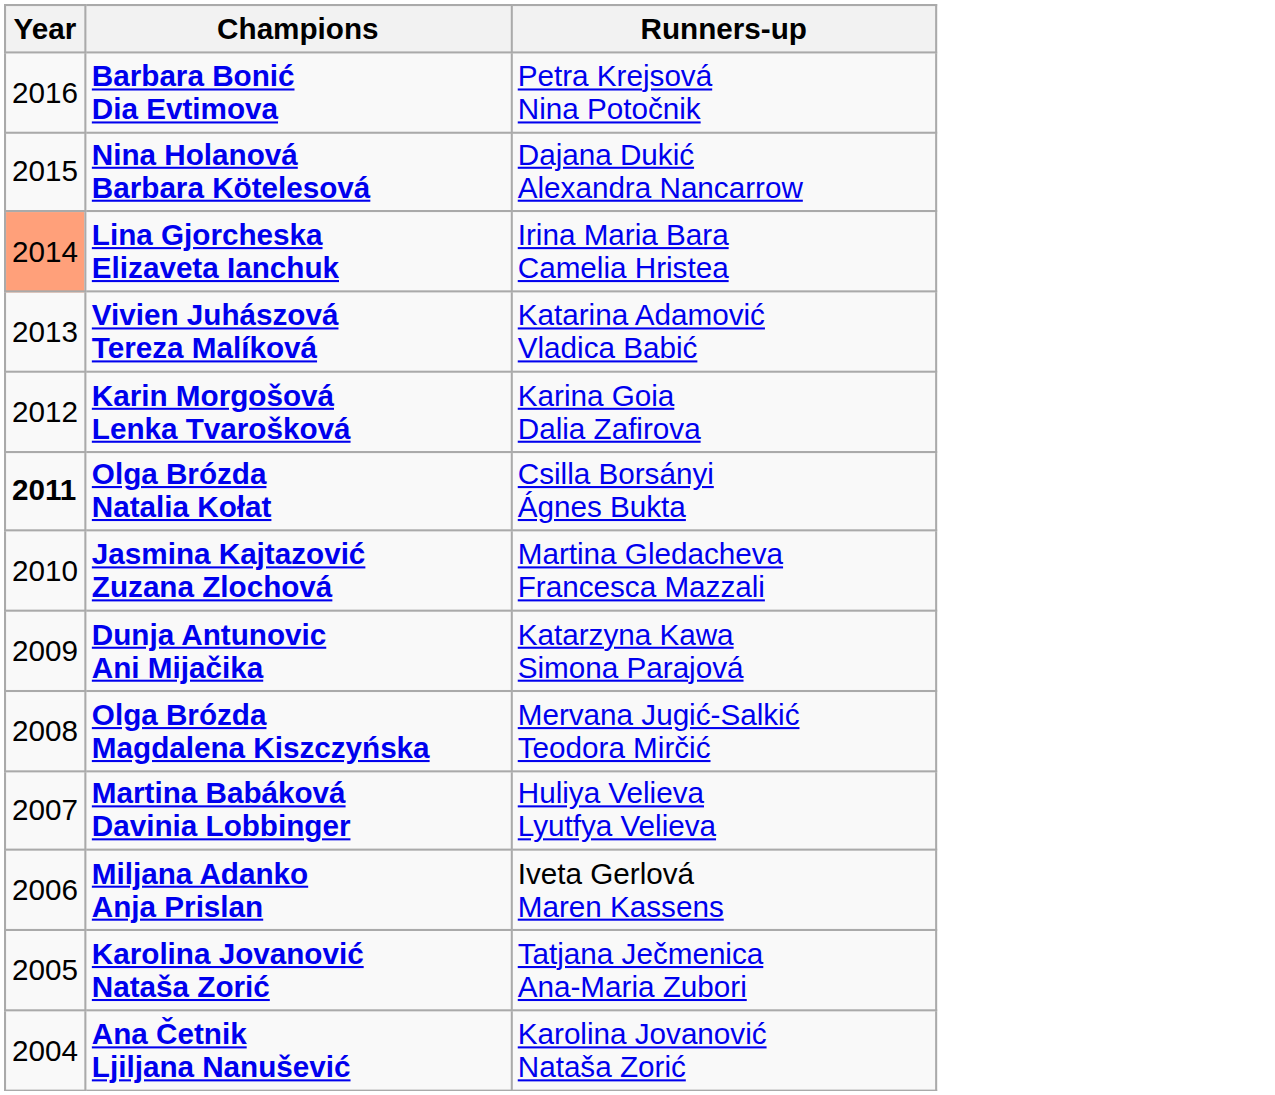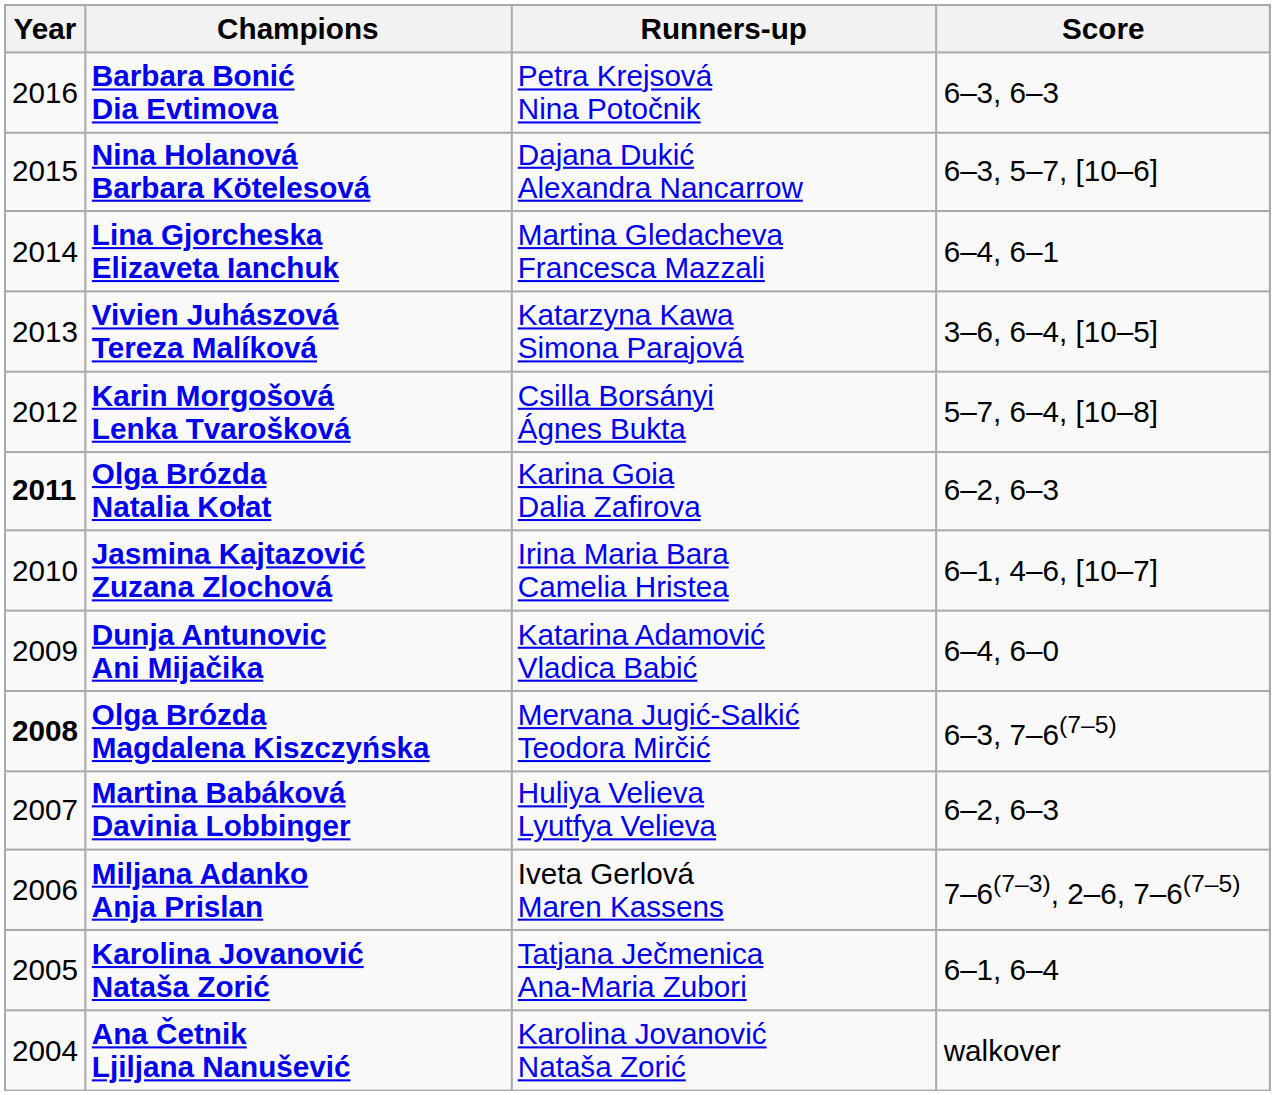+ column: (1103, 29)
(45, 252) lightsalmon background -> (45, 252) no background
(623, 252) Irina Maria Bara Camelia Hristea -> (650, 252) Martina Gledacheva Francesca Mazzali
(641, 332) Katarina Adamović Vladica Babić -> (631, 332) Katarzyna Kawa Simona Parajová
(609, 411) Karina Goia Dalia Zafirova -> (616, 411) Csilla Borsányi Ágnes Bukta
(616, 491) Csilla Borsányi Ágnes Bukta -> (609, 491) Karina Goia Dalia Zafirova
(650, 571) Martina Gledacheva Francesca Mazzali -> (623, 571) Irina Maria Bara Camelia Hristea
(631, 651) Katarzyna Kawa Simona Parajová -> (641, 651) Katarina Adamović Vladica Babić
(45, 731) normal -> (45, 731) bold
